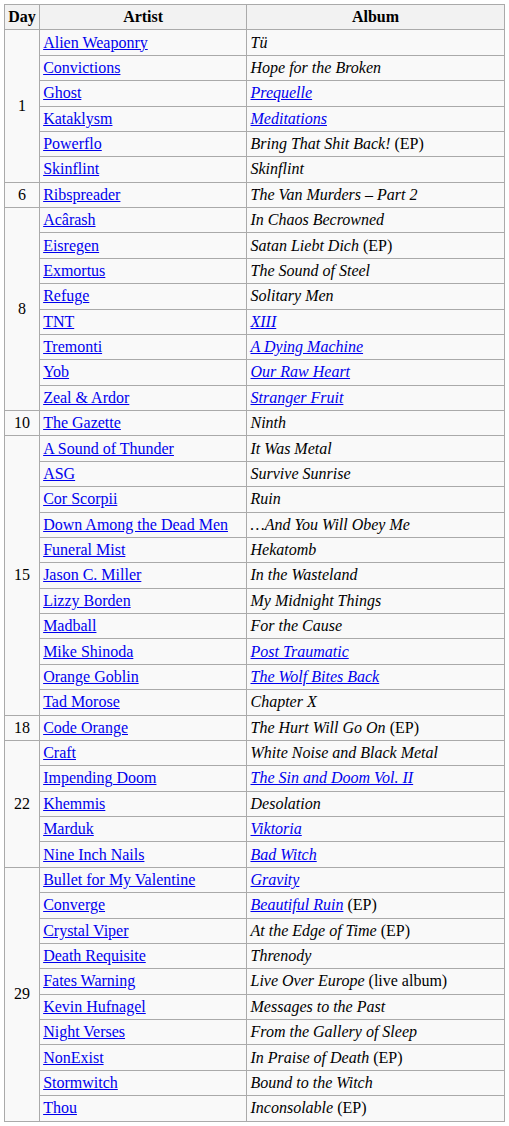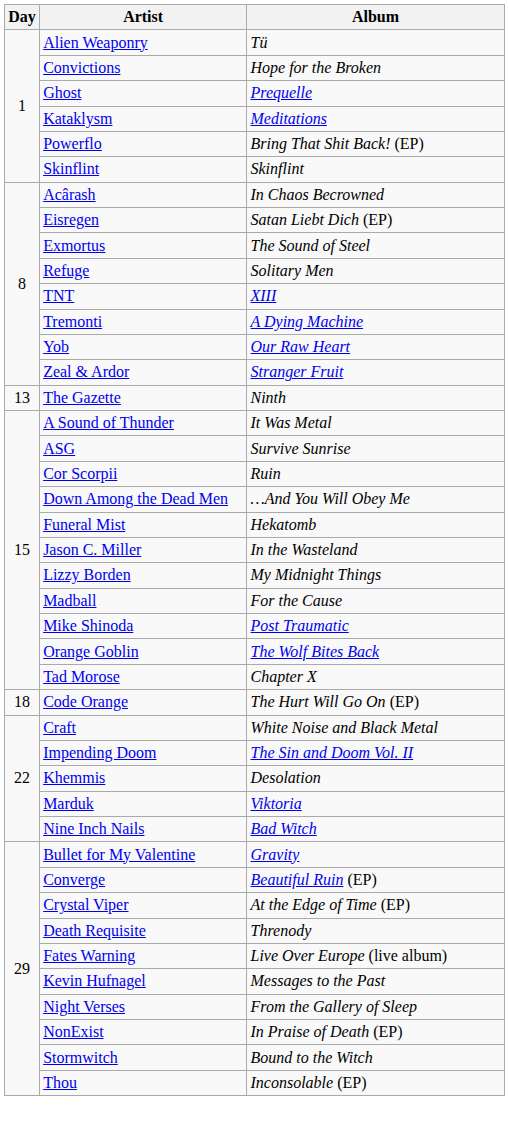- row: (82, 194)
(22, 423) 10 -> (22, 397) 13
